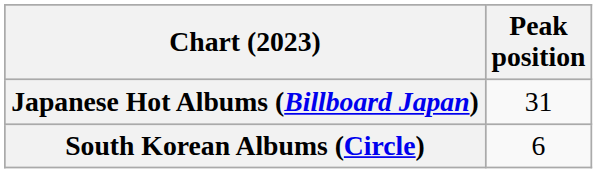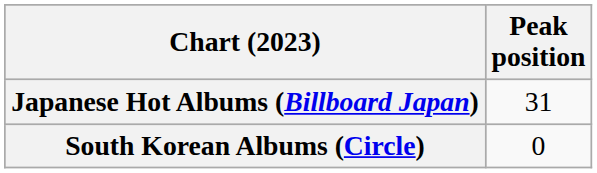(538, 145) 6 -> (538, 145) 0
